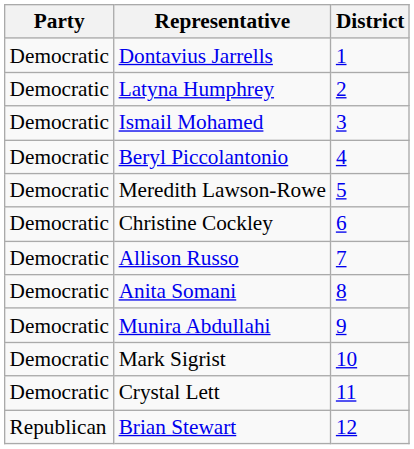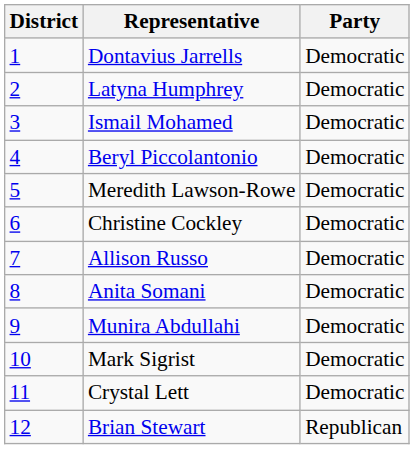columns swapped: (370, 21) <-> (59, 21)
